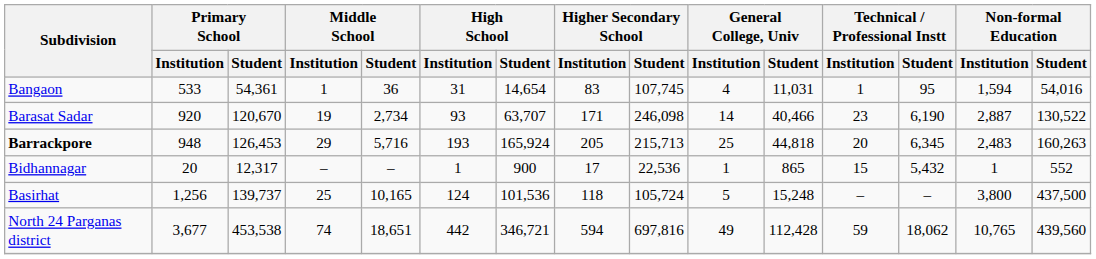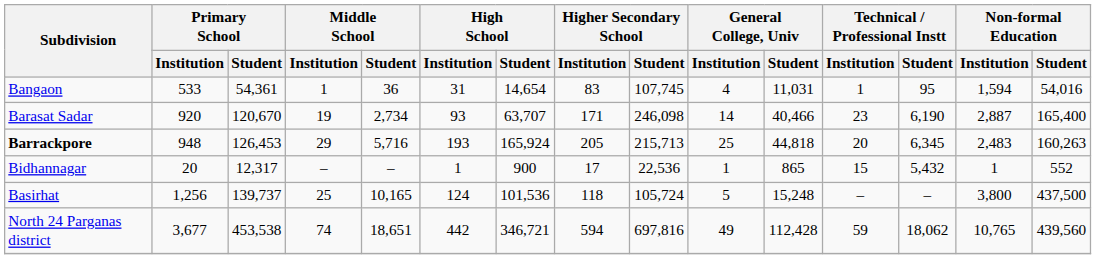(1061, 115) 130,522 -> (1061, 115) 165,400
